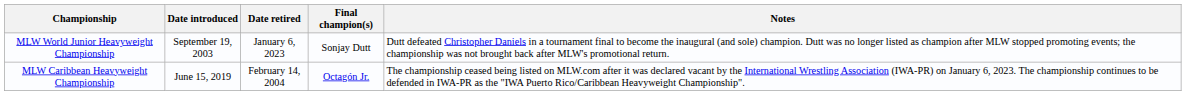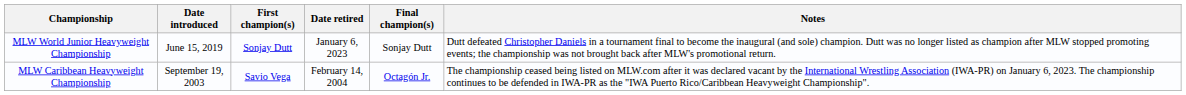+ column: (268, 18)
(203, 47) September 19, 2003 -> (194, 47) June 15, 2019
(203, 76) June 15, 2019 -> (194, 76) September 19, 2003
